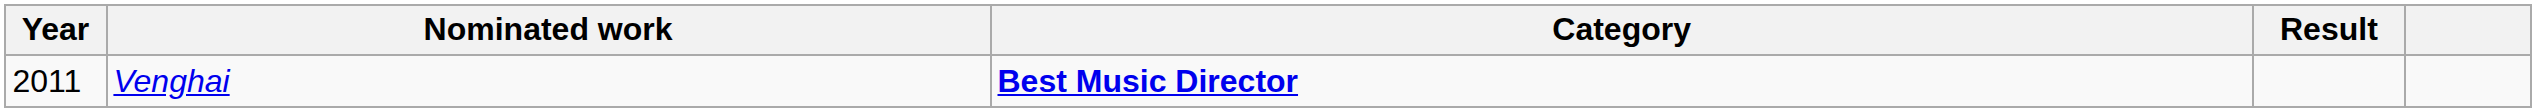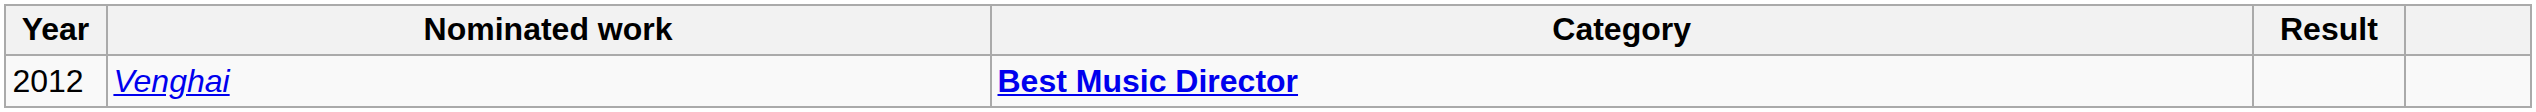(47, 80) 2011 -> (48, 80) 2012
